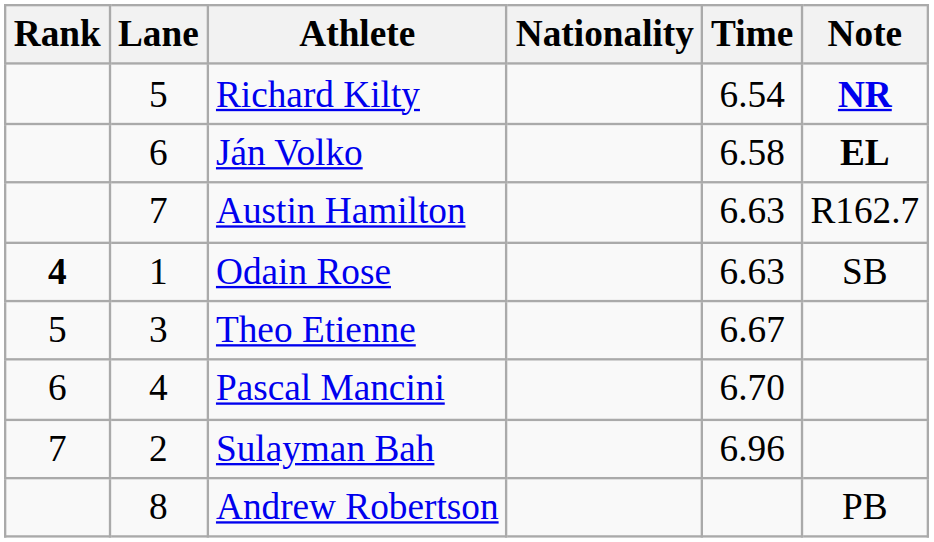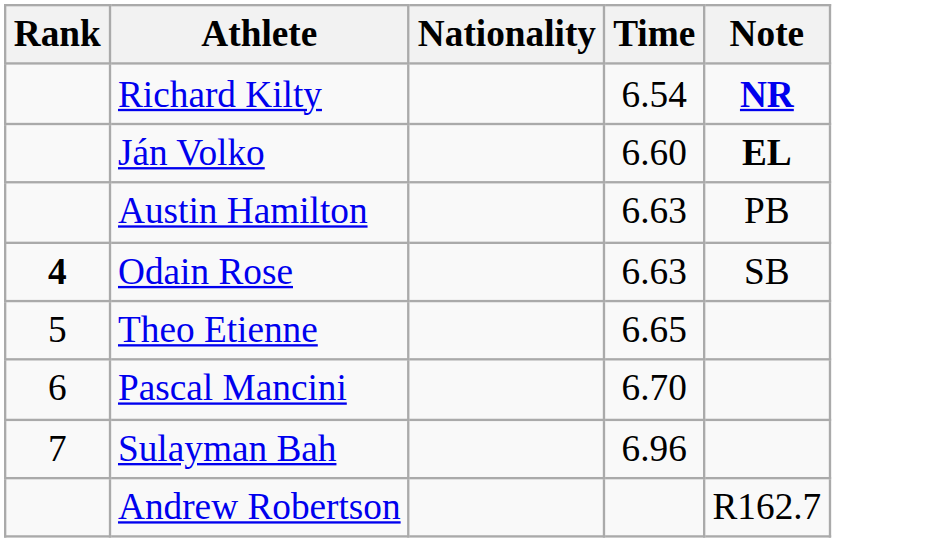- column: (158, 34)
(752, 152) 6.58 -> (654, 152) 6.60
(865, 211) R162.7 -> (767, 211) PB
(752, 329) 6.67 -> (654, 329) 6.65
(865, 507) PB -> (767, 507) R162.7
